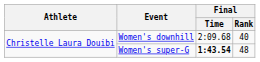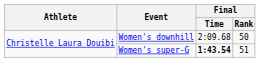(244, 37) 40 -> (244, 37) 50
(244, 50) 48 -> (244, 50) 51
